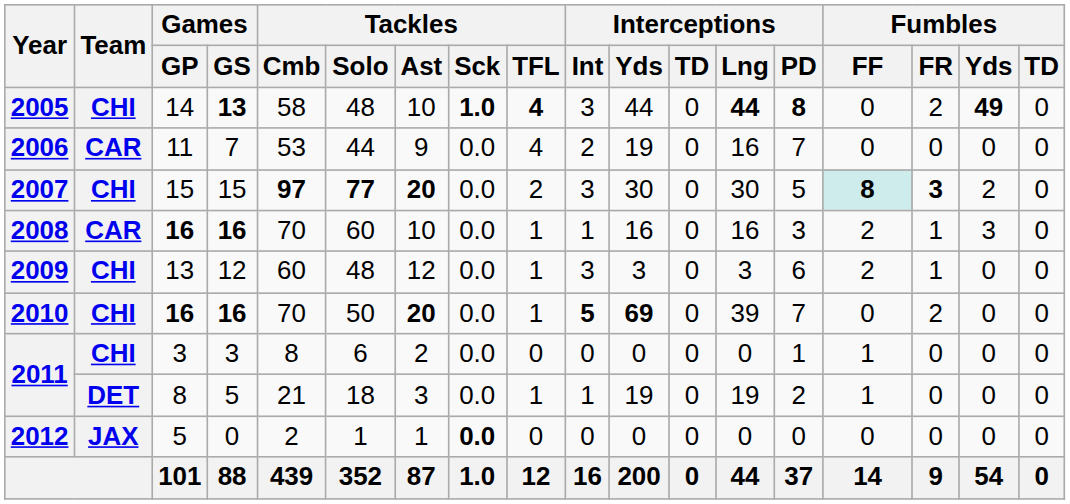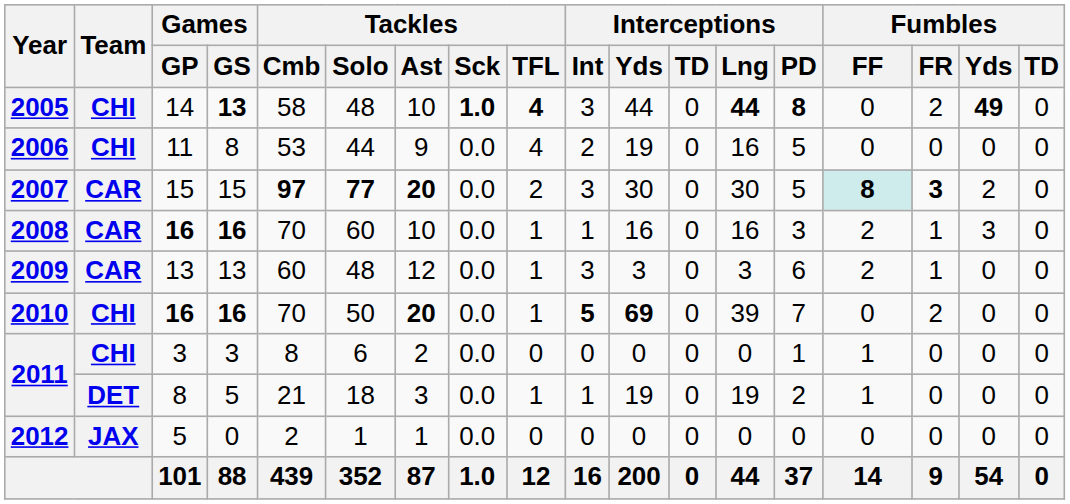(113, 148) CAR -> (113, 148) CHI
(232, 148) 7 -> (232, 148) 8
(799, 148) 7 -> (799, 148) 5
(113, 189) CHI -> (113, 189) CAR
(113, 271) CHI -> (113, 271) CAR
(232, 271) 12 -> (232, 271) 13
(477, 436) bold -> (477, 436) normal
